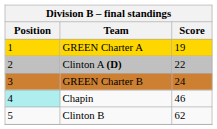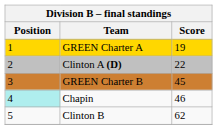(180, 81) 24 -> (180, 81) 45
